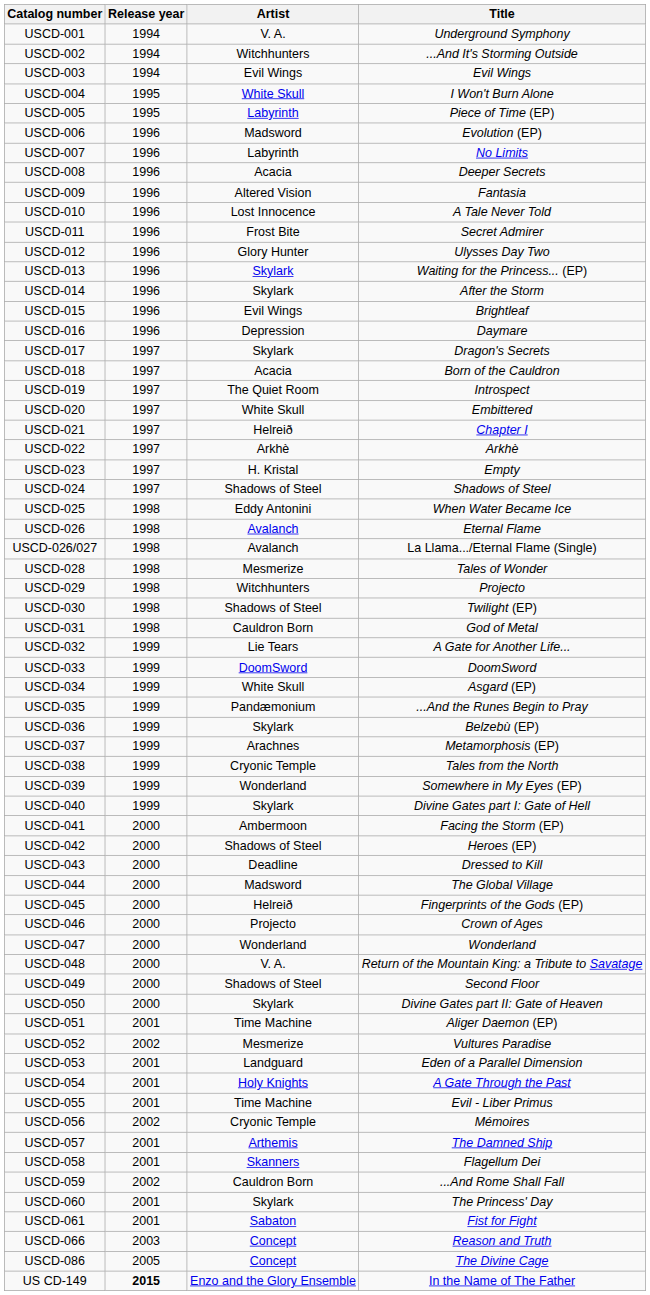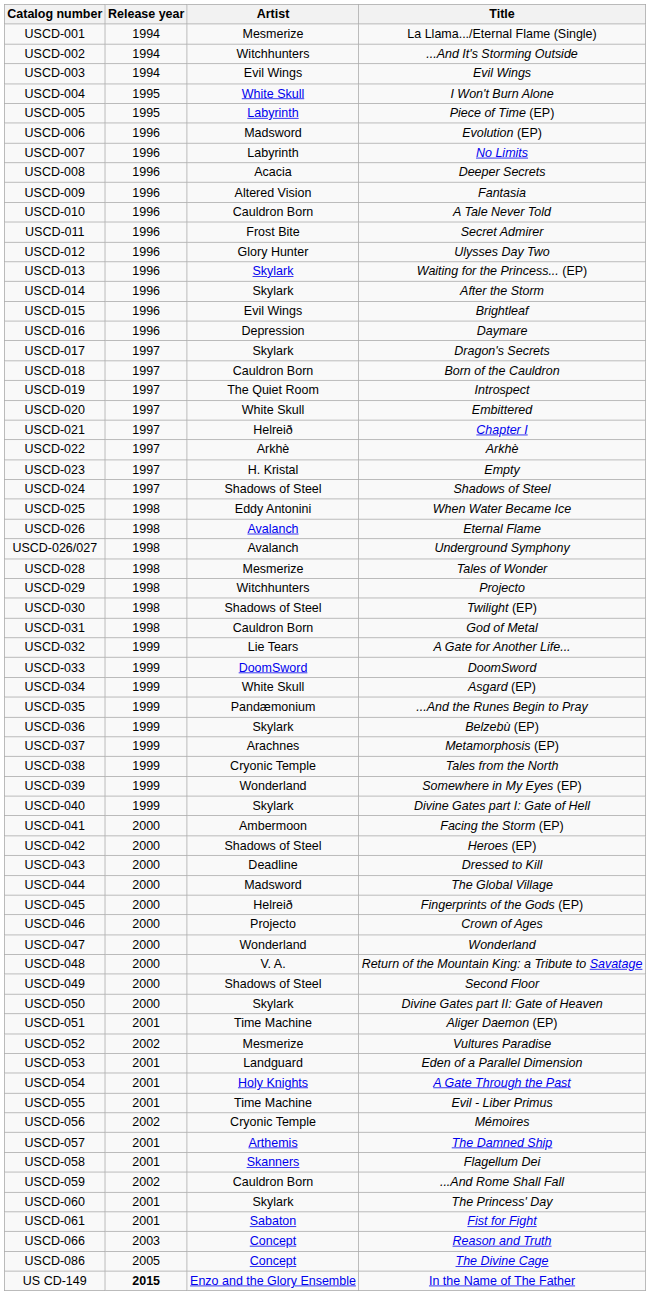(273, 34) V. A. -> (273, 34) Mesmerize
(502, 34) Underground Symphony -> (502, 34) La Llama.../Eternal Flame (Single)
(273, 212) Lost Innocence -> (273, 212) Cauldron Born
(273, 370) Acacia -> (273, 370) Cauldron Born
(502, 548) La Llama.../Eternal Flame (Single) -> (502, 548) Underground Symphony
